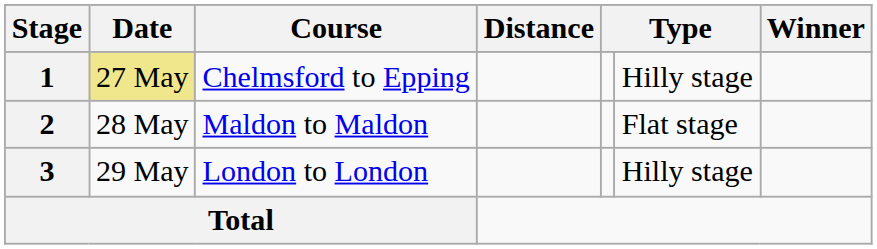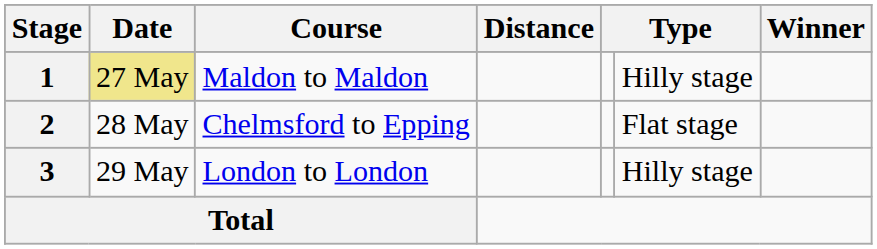(336, 76) Chelmsford to Epping -> (315, 76) Maldon to Maldon
(315, 123) Maldon to Maldon -> (336, 123) Chelmsford to Epping
